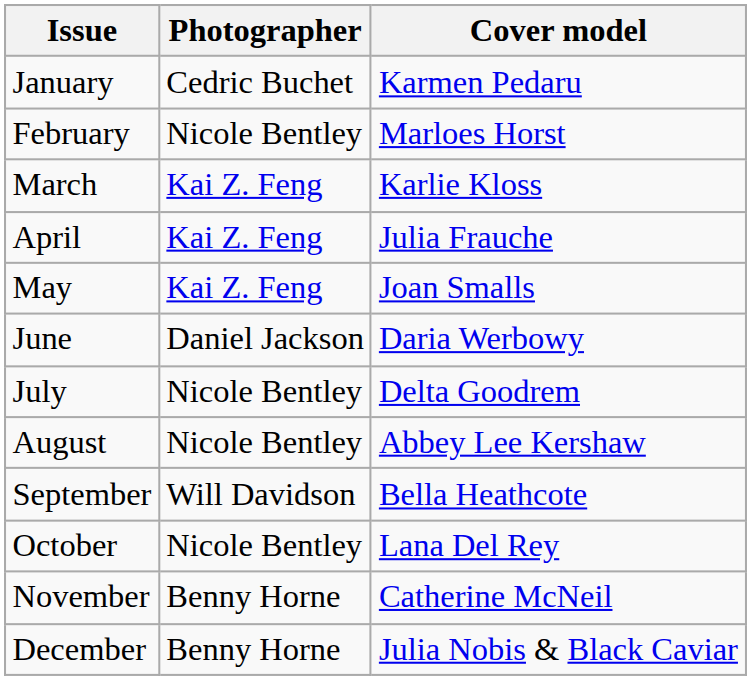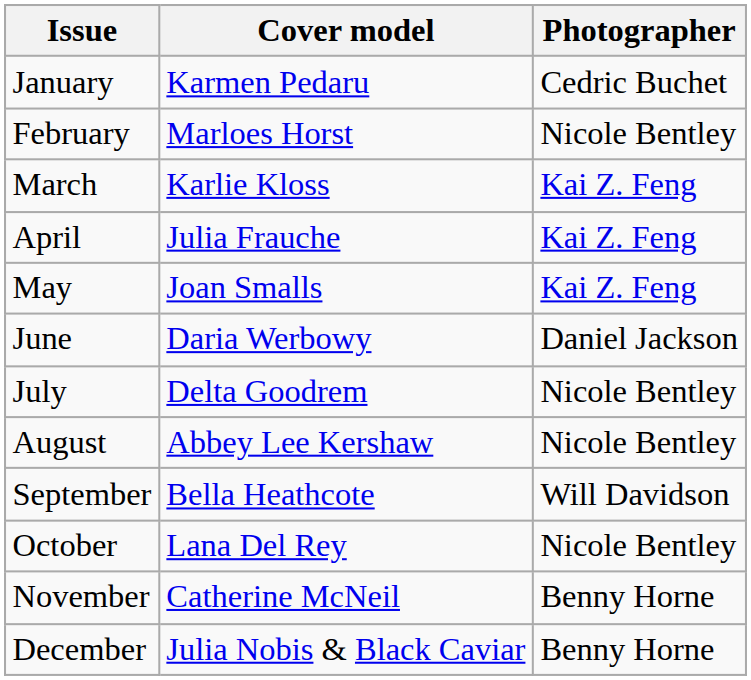columns swapped: (558, 30) <-> (265, 30)
